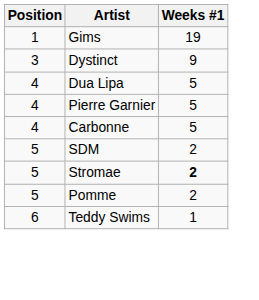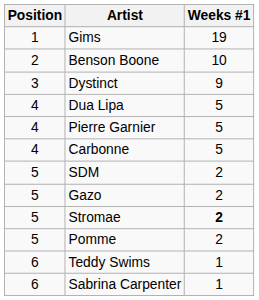+ row: (114, 60)
+ row: (85, 194)
+ row: (125, 284)
